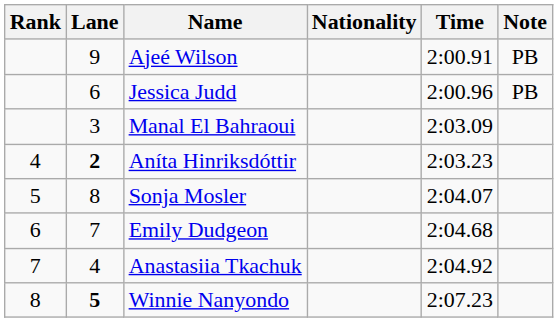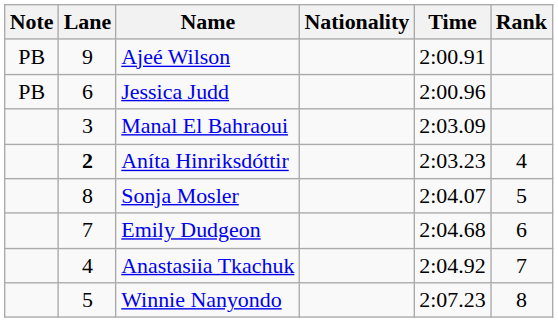columns swapped: (35, 21) <-> (525, 21)
(95, 299) bold -> (87, 299) normal
